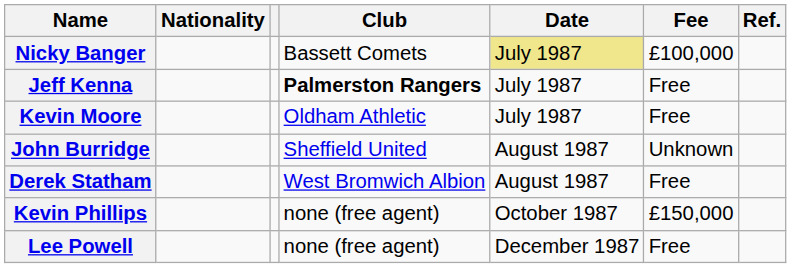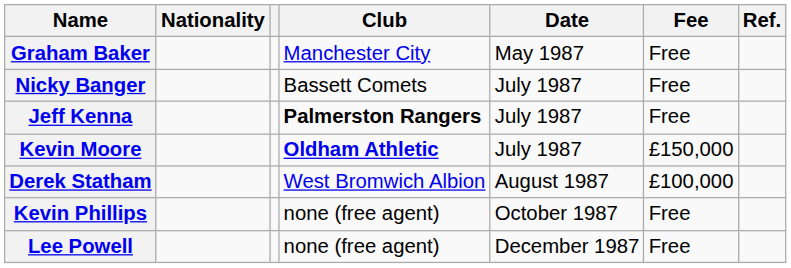+ row: (80, 52)
(538, 52) khaki background -> (538, 85) no background
(691, 52) £100,000 -> (670, 85) Free
(355, 117) normal -> (361, 149) bold
(670, 117) Free -> (691, 149) £150,000
- row: (80, 149)
(670, 181) Free -> (691, 181) £100,000
(691, 213) £150,000 -> (670, 213) Free
